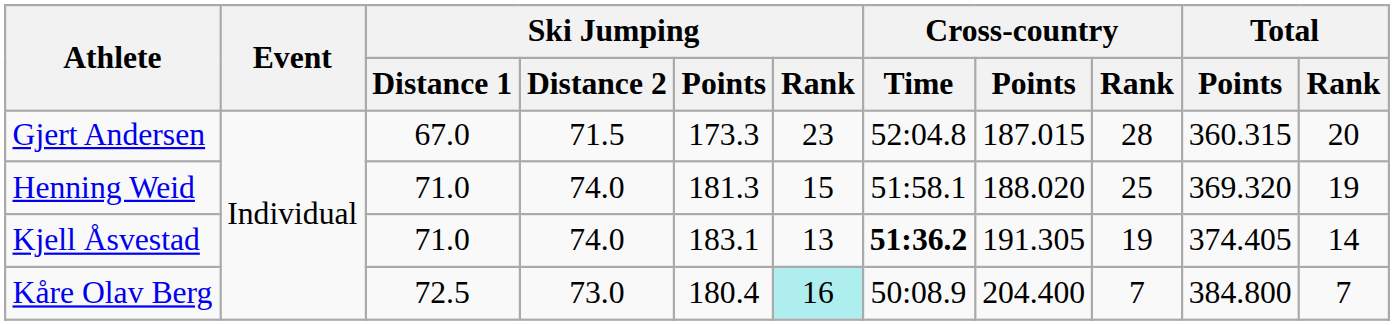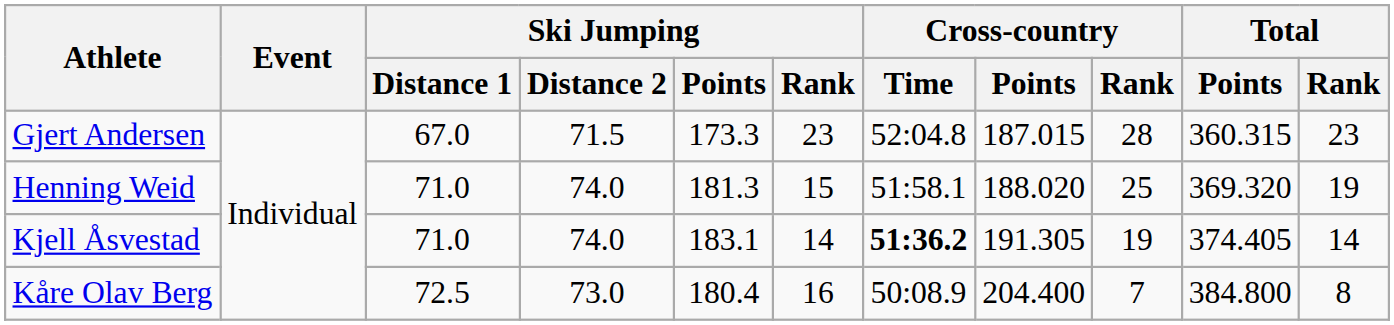(1343, 135) 20 -> (1343, 135) 23
(818, 240) 13 -> (818, 240) 14
(818, 292) paleturquoise background -> (818, 292) no background
(1343, 292) 7 -> (1343, 292) 8
